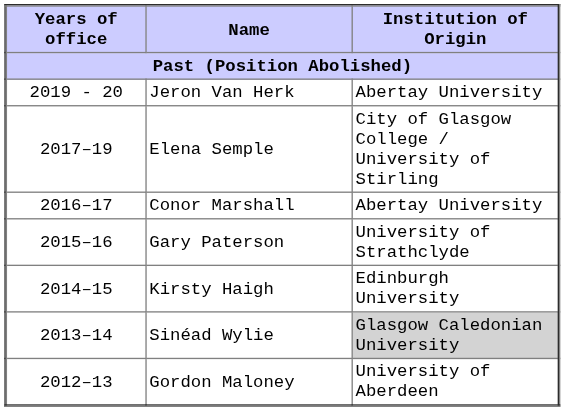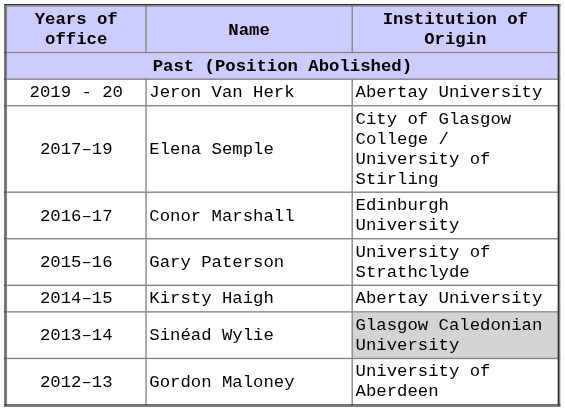(449, 205) Abertay University -> (407, 215) Edinburgh University
(407, 289) Edinburgh University -> (449, 299) Abertay University
